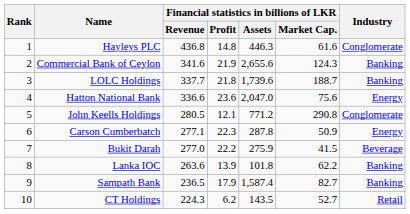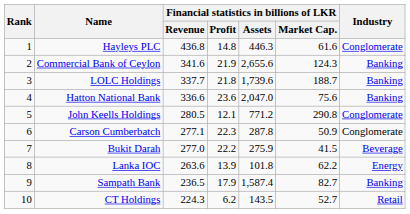(387, 98) Energy -> (385, 98) Banking
(387, 132) Energy -> (372, 132) Conglomerate
(385, 166) Banking -> (387, 166) Energy
